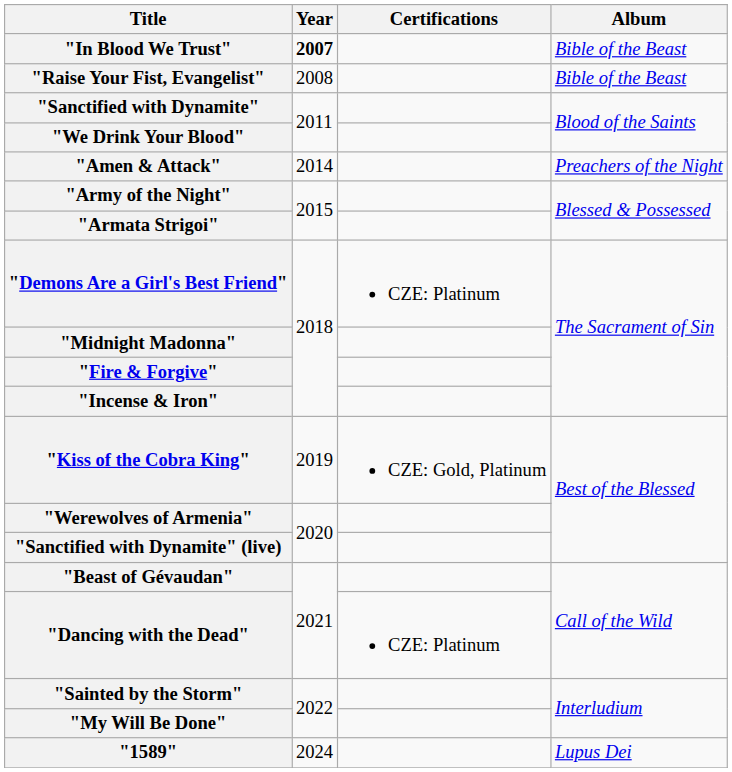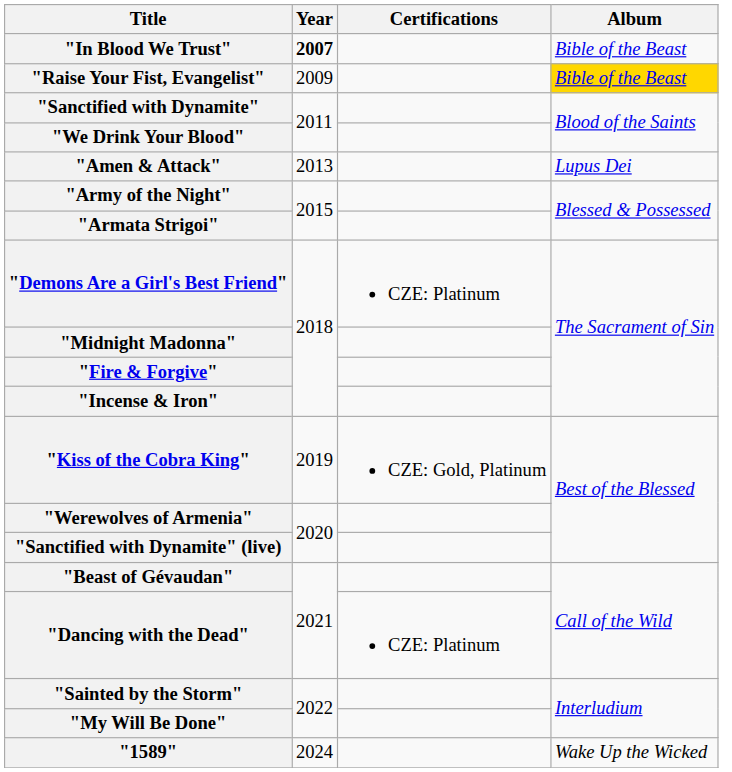(315, 78) 2008 -> (315, 78) 2009
(621, 78) no background -> (621, 78) gold background
(315, 166) 2014 -> (315, 166) 2013
(639, 166) Preachers of the Night -> (593, 166) Lupus Dei
(593, 752) Lupus Dei -> (631, 752) Wake Up the Wicked
